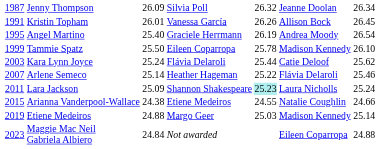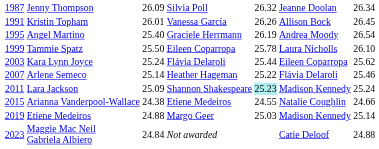(315, 48) Madison Kennedy -> (308, 48) Laura Nicholls
(304, 62) Catie Deloof -> (313, 62) Eileen Coparropa
(308, 89) Laura Nicholls -> (315, 89) Madison Kennedy
(313, 134) Eileen Coparropa -> (304, 134) Catie Deloof
